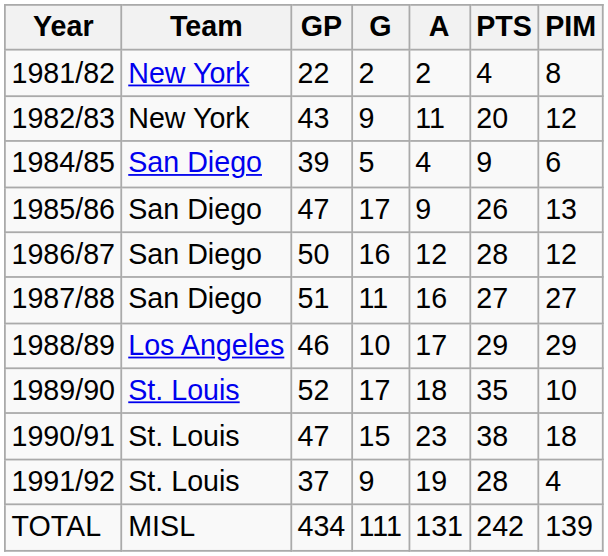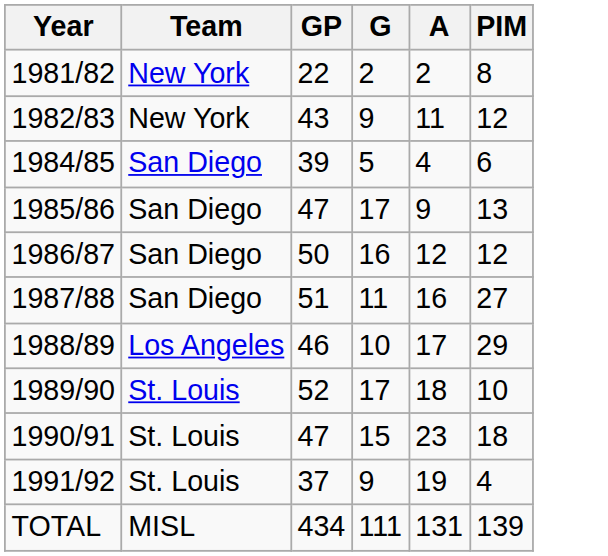- column: (504, 27)
